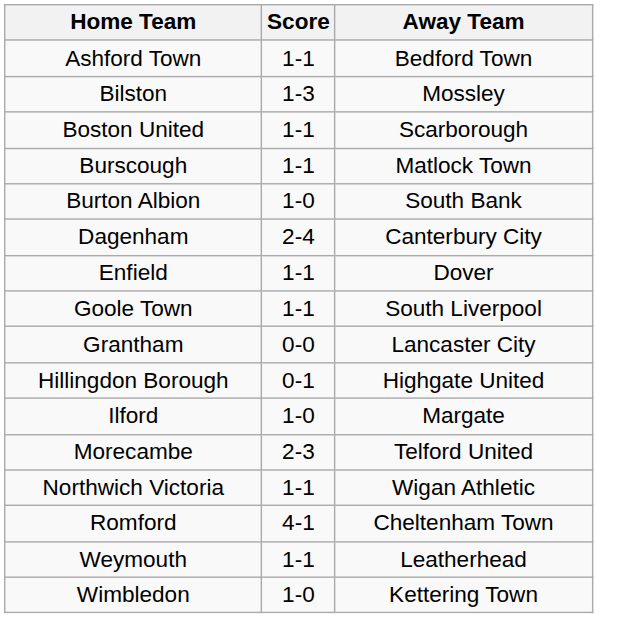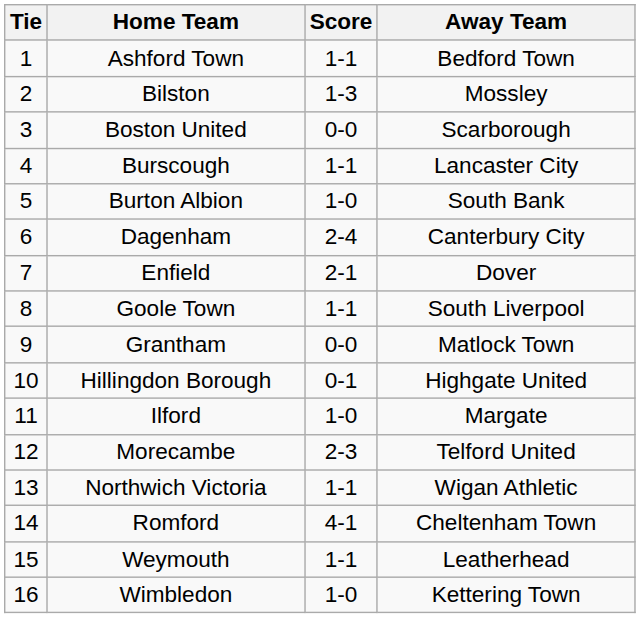+ column: (26, 22)
(298, 129) 1-1 -> (341, 129) 0-0
(464, 165) Matlock Town -> (506, 165) Lancaster City
(298, 272) 1-1 -> (341, 272) 2-1
(464, 344) Lancaster City -> (506, 344) Matlock Town
